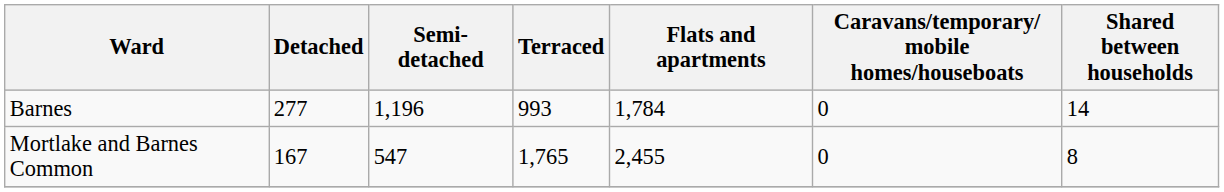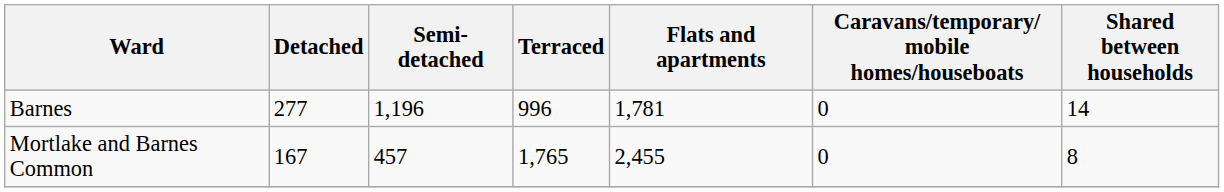(535, 108) 993 -> (535, 108) 996
(640, 108) 1,784 -> (640, 108) 1,781
(390, 156) 547 -> (390, 156) 457
